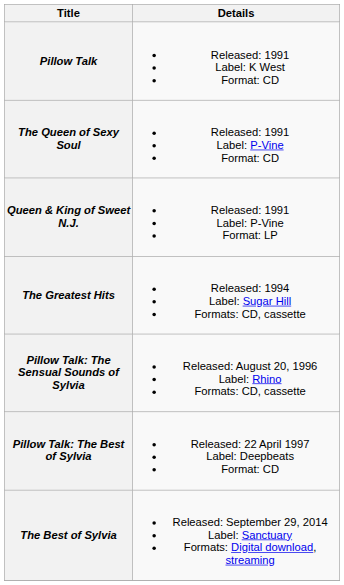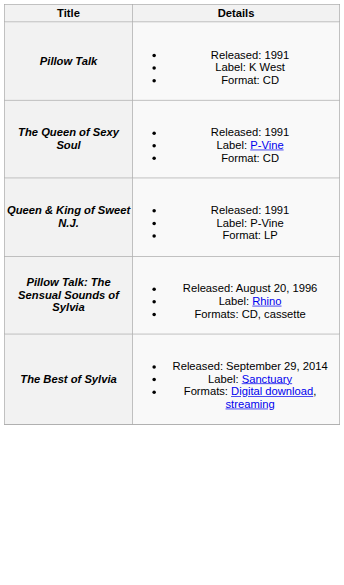- row: (69, 295)
- row: (69, 451)
